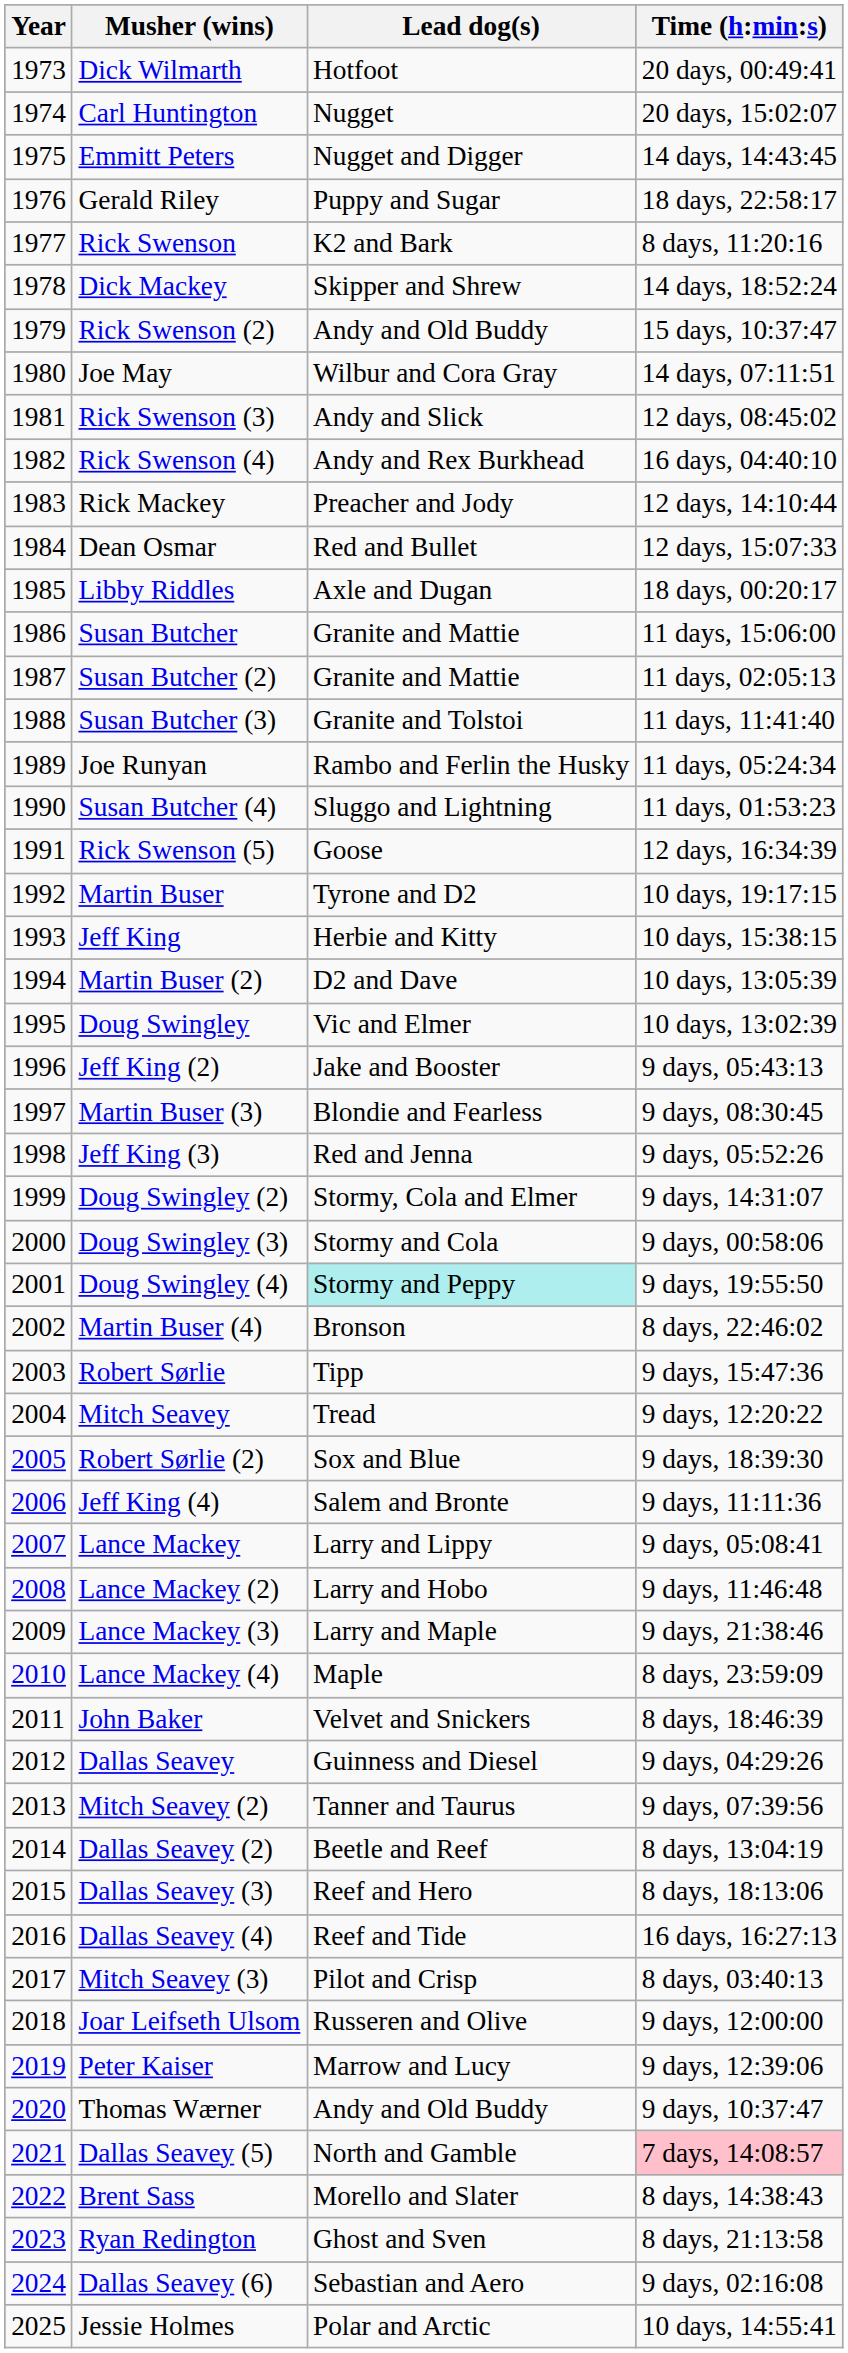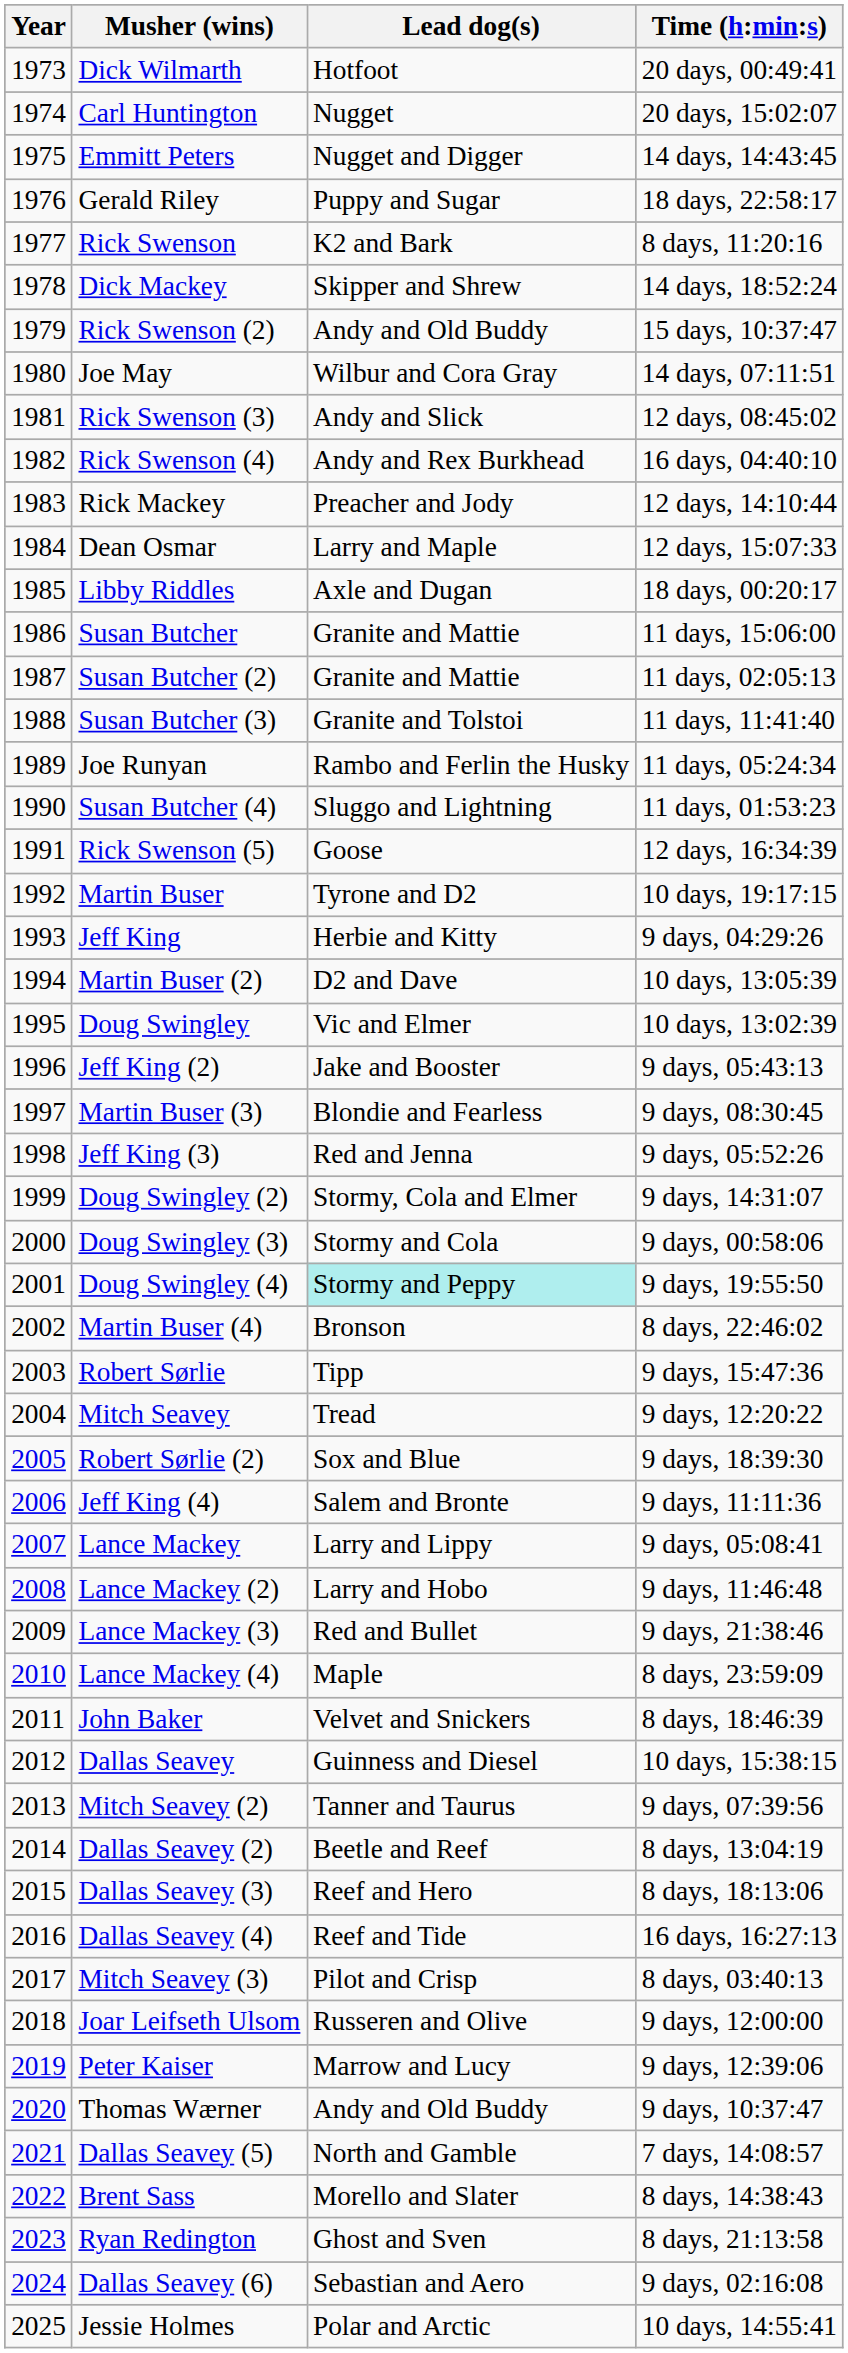(395, 546) Red and Bullet -> (405, 546) Larry and Maple
(739, 937) 10 days, 15:38:15 -> (733, 937) 9 days, 04:29:26
(405, 1631) Larry and Maple -> (395, 1631) Red and Bullet
(733, 1761) 9 days, 04:29:26 -> (739, 1761) 10 days, 15:38:15
(733, 2152) pink background -> (733, 2152) no background
